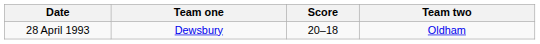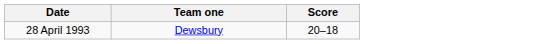- column: (447, 13)
